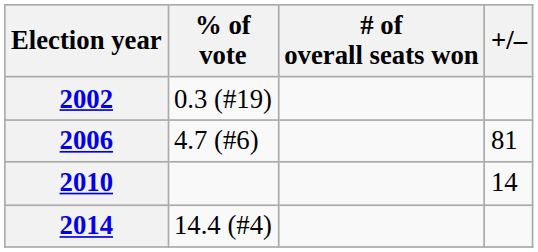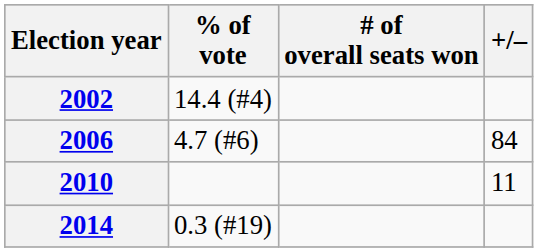(223, 98) 0.3 (#19) -> (223, 98) 14.4 (#4)
(504, 140) 81 -> (504, 140) 84
(504, 182) 14 -> (504, 182) 11
(223, 225) 14.4 (#4) -> (223, 225) 0.3 (#19)
